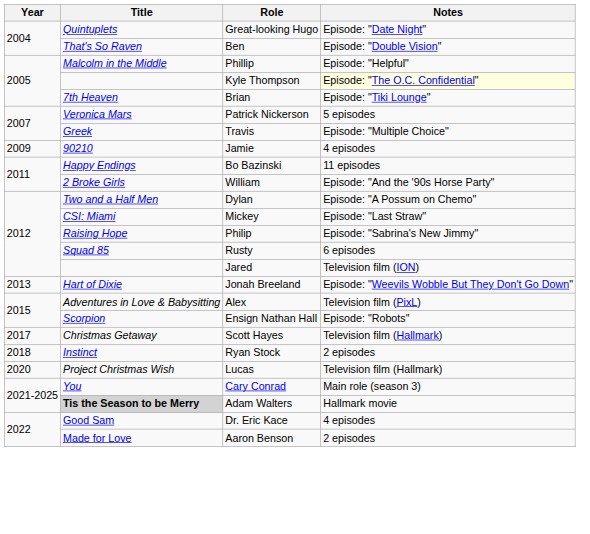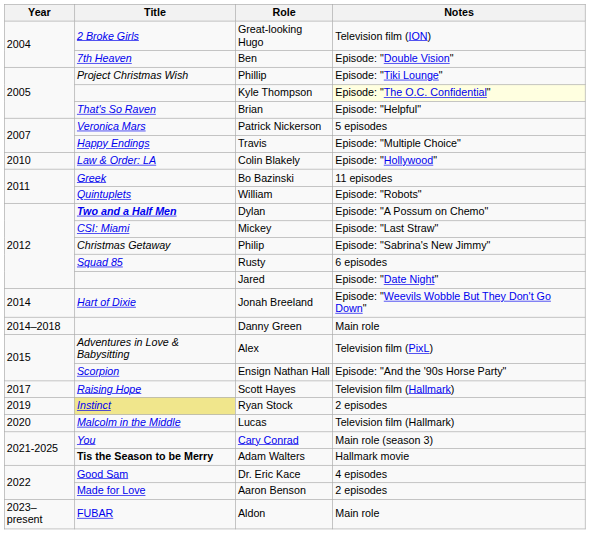(90, 30) Quintuplets -> (108, 36) 2 Broke Girls
(375, 30) Episode: "Date Night" -> (383, 36) Television film (ION)
(102, 47) That's So Raven -> (104, 59) 7th Heaven
(115, 64) Malcolm in the Middle -> (133, 76) Project Christmas Wish
(366, 64) Episode: "Helpful" -> (389, 76) Episode: "Tiki Lounge"
(90, 98) 7th Heaven -> (116, 110) That's So Raven
(377, 98) Episode: "Tiki Lounge" -> (378, 110) Episode: "Helpful"
(78, 132) Greek -> (113, 144) Happy Endings
- row: (240, 149)
+ row: (269, 161)
(99, 166) Happy Endings -> (92, 178) Greek
(94, 183) 2 Broke Girls -> (104, 195) Quintuplets
(409, 183) Episode: "And the '90s Horse Party" -> (378, 195) Episode: "Robots"
(111, 200) normal -> (127, 212) bold
(95, 234) Raising Hope -> (124, 246) Christmas Getaway
(371, 268) Television film (ION) -> (387, 280) Episode: "Date Night"
(19, 285) 2013 -> (19, 303) 2014
+ row: (270, 326)
(366, 319) Episode: "Robots" -> (421, 372) Episode: "And the '90s Horse Party"
(110, 336) Christmas Getaway -> (109, 389) Raising Hope
(19, 353) 2018 -> (19, 406) 2019
(80, 353) no background -> (94, 406) khaki background
(119, 370) Project Christmas Wish -> (129, 423) Malcolm in the Middle
(131, 404) lightgrey background -> (145, 457) no background
+ row: (252, 514)
